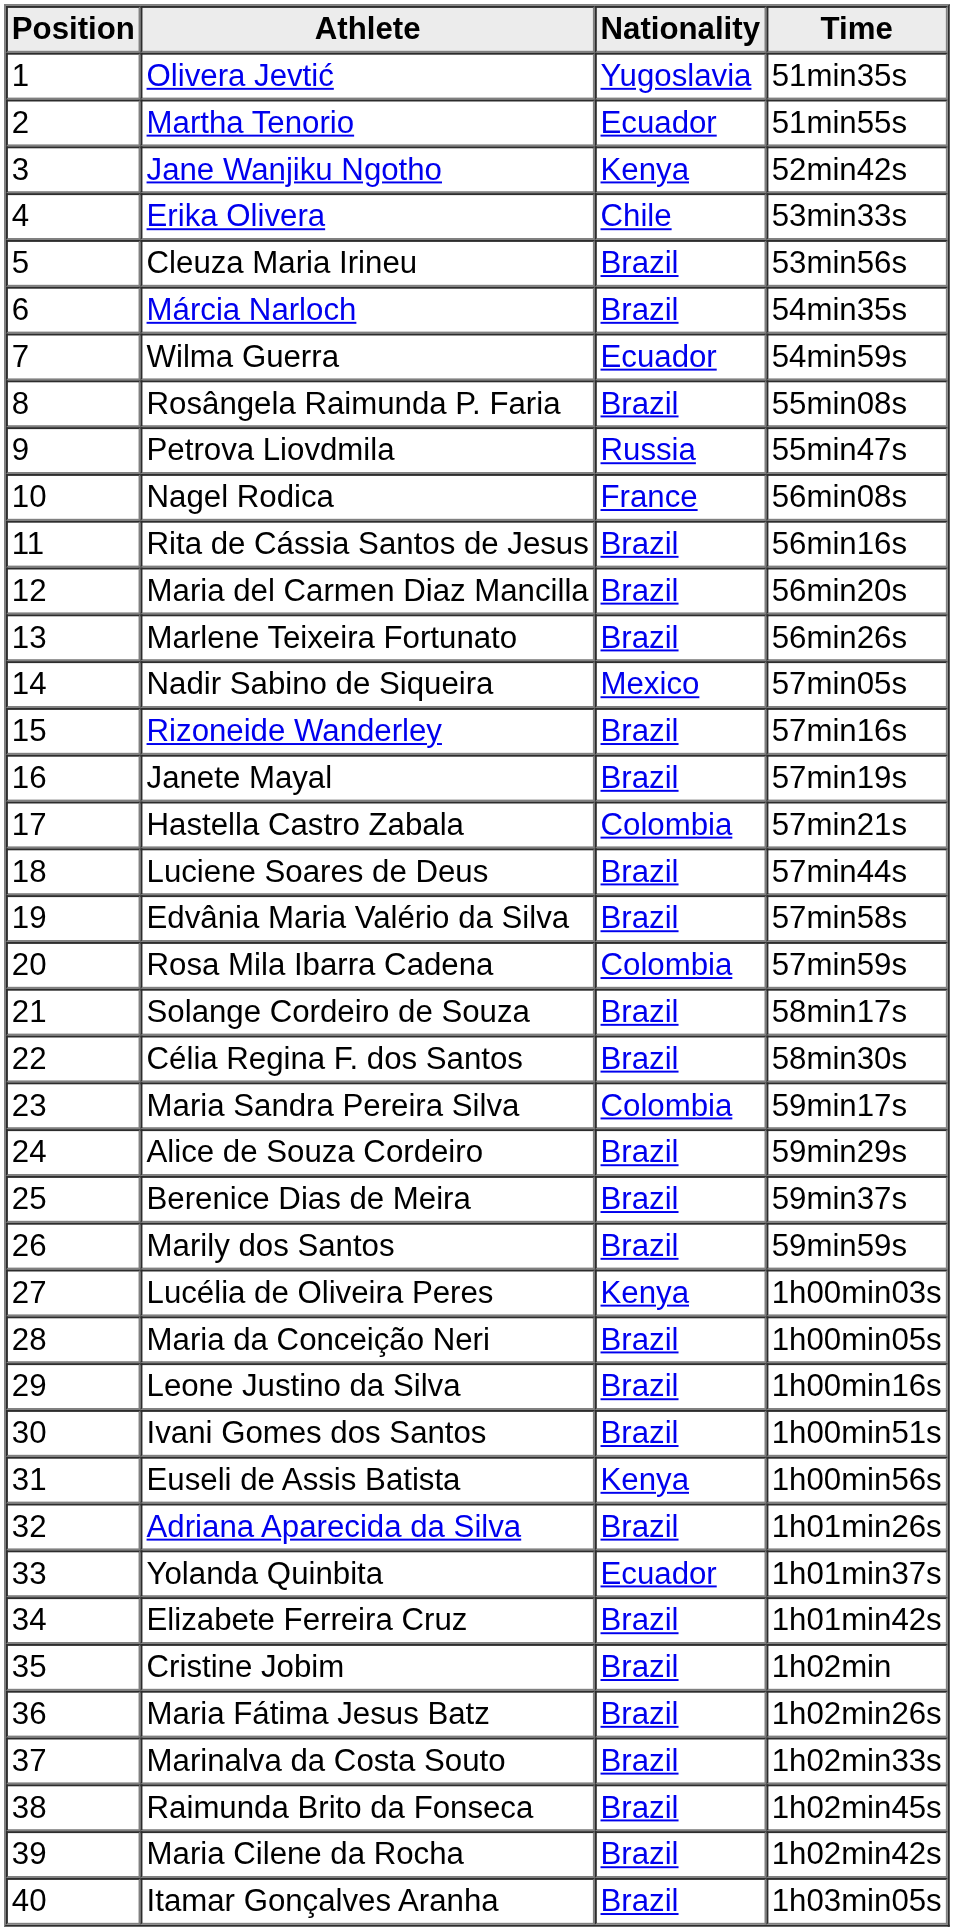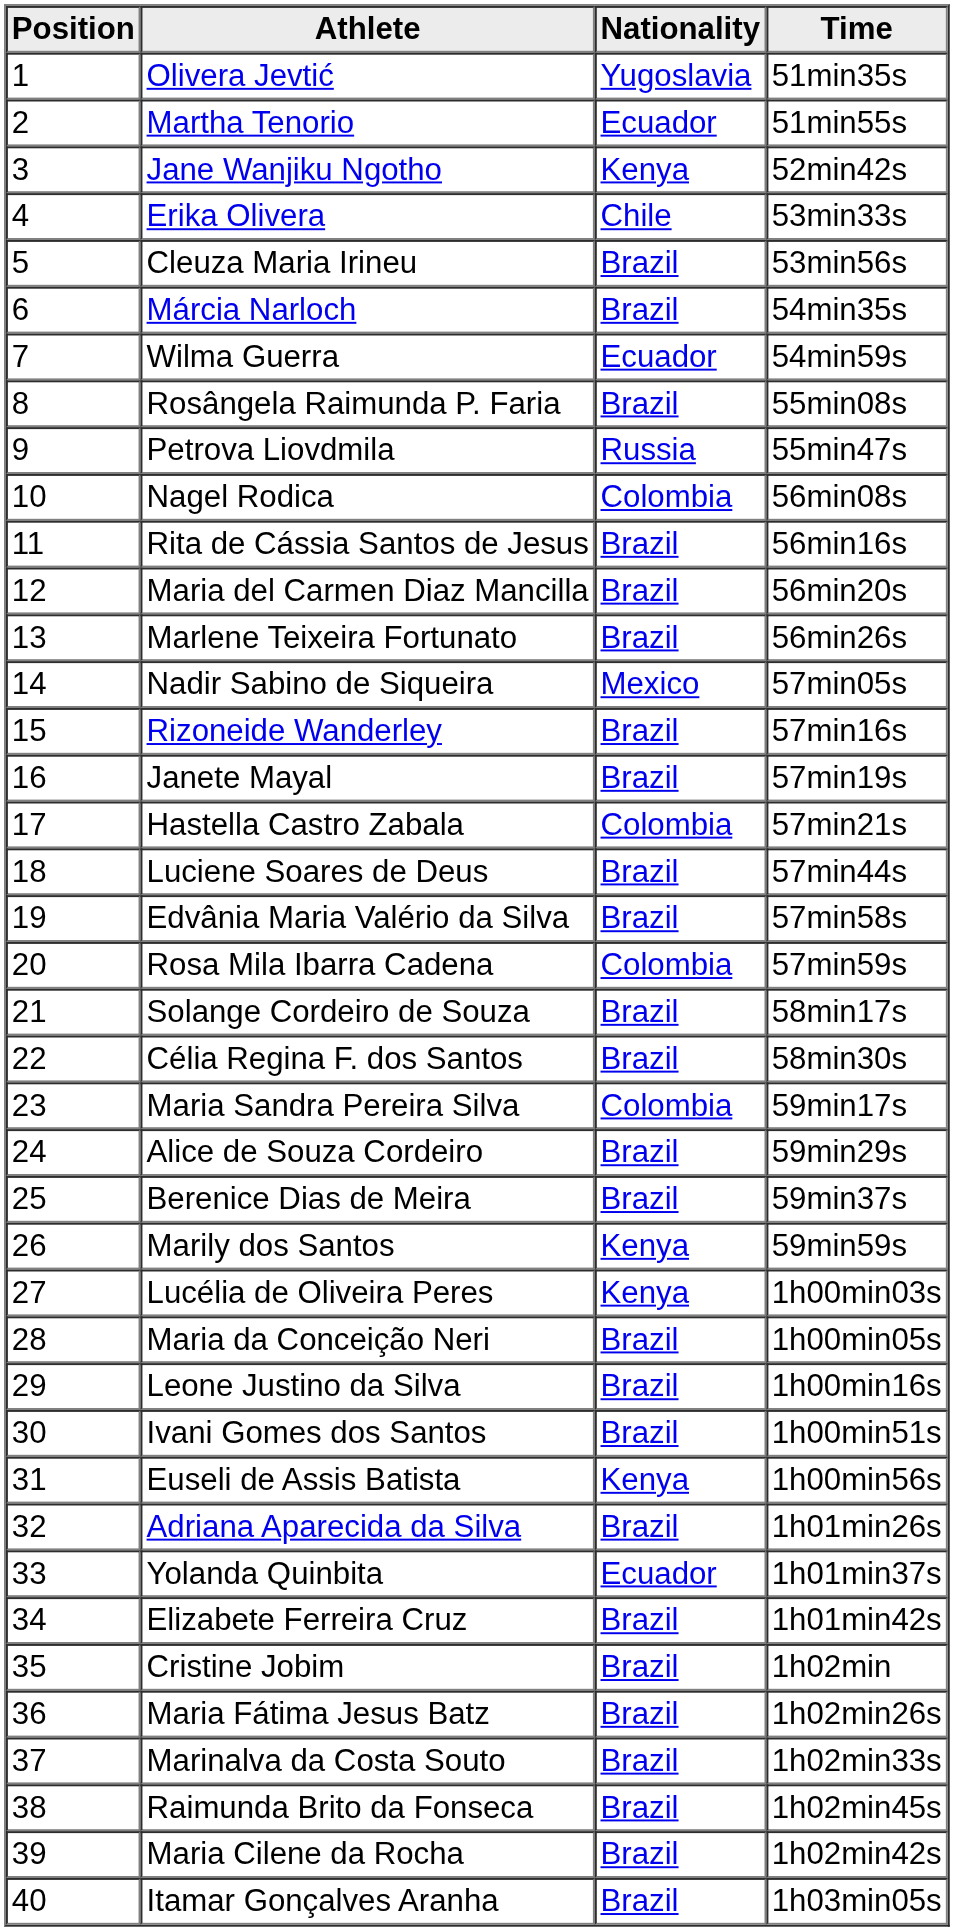(649, 496) France -> (666, 496) Colombia
(640, 1245) Brazil -> (645, 1245) Kenya
